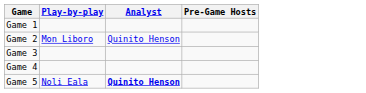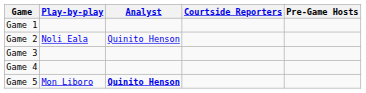+ column: (233, 11)
(67, 39) Mon Liboro -> (65, 39) Noli Eala
(65, 81) Noli Eala -> (67, 81) Mon Liboro
